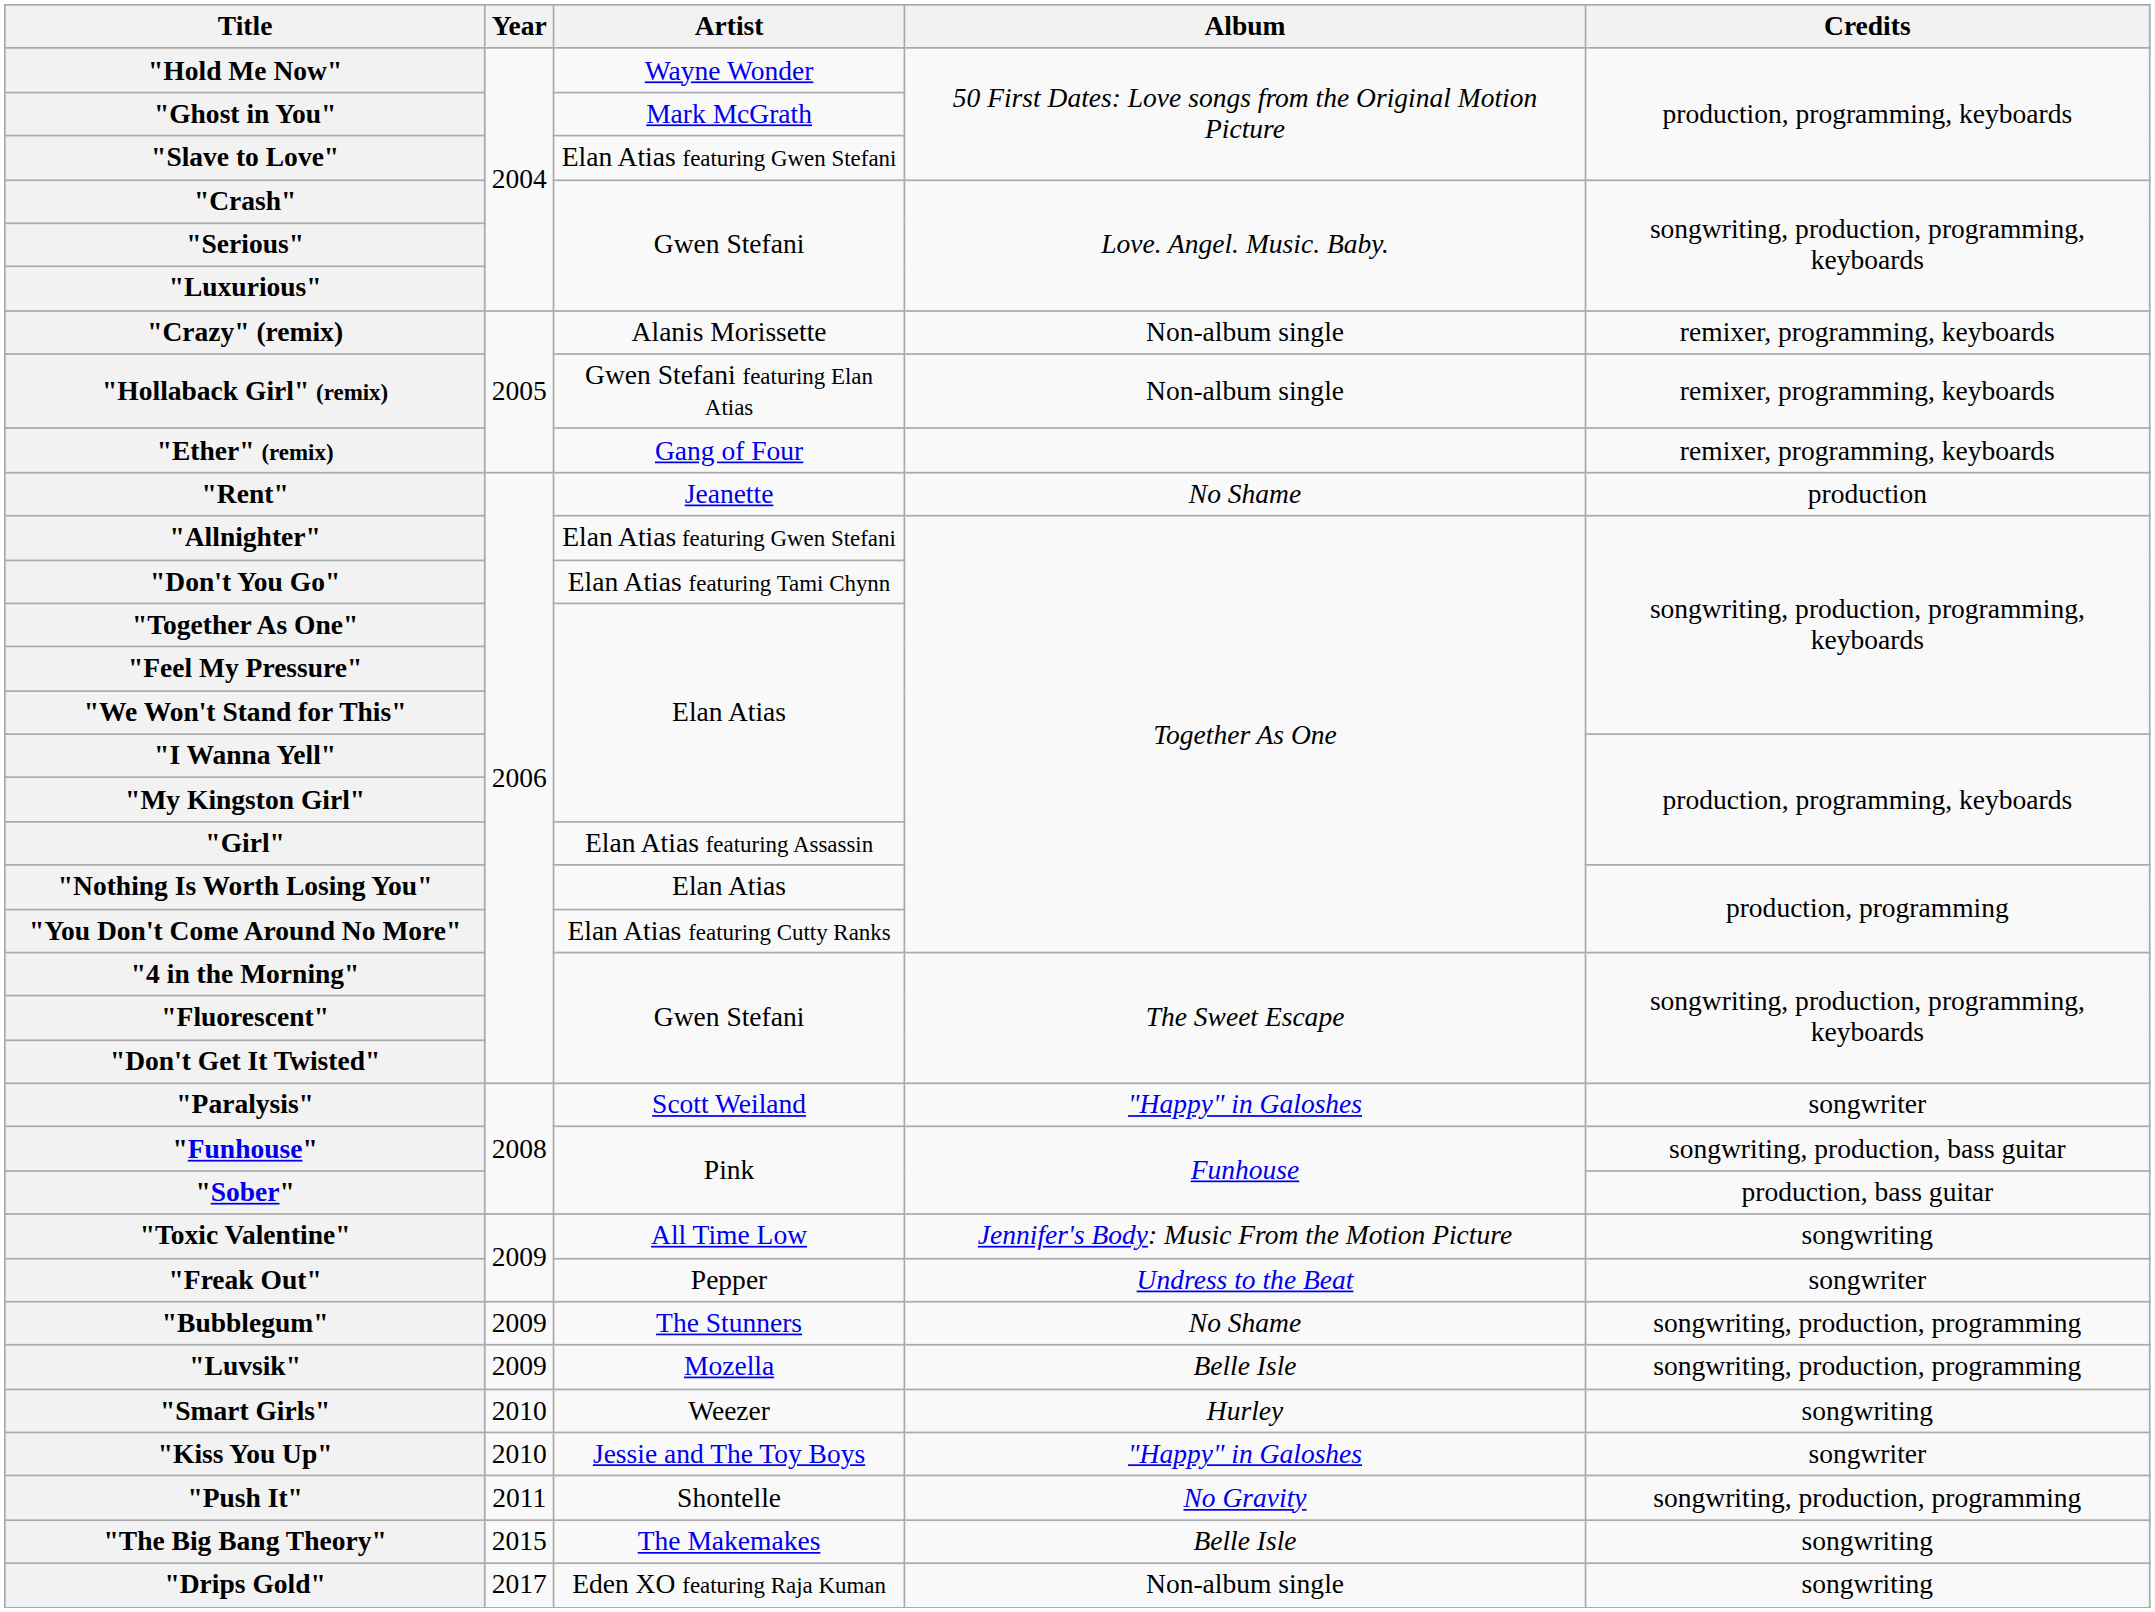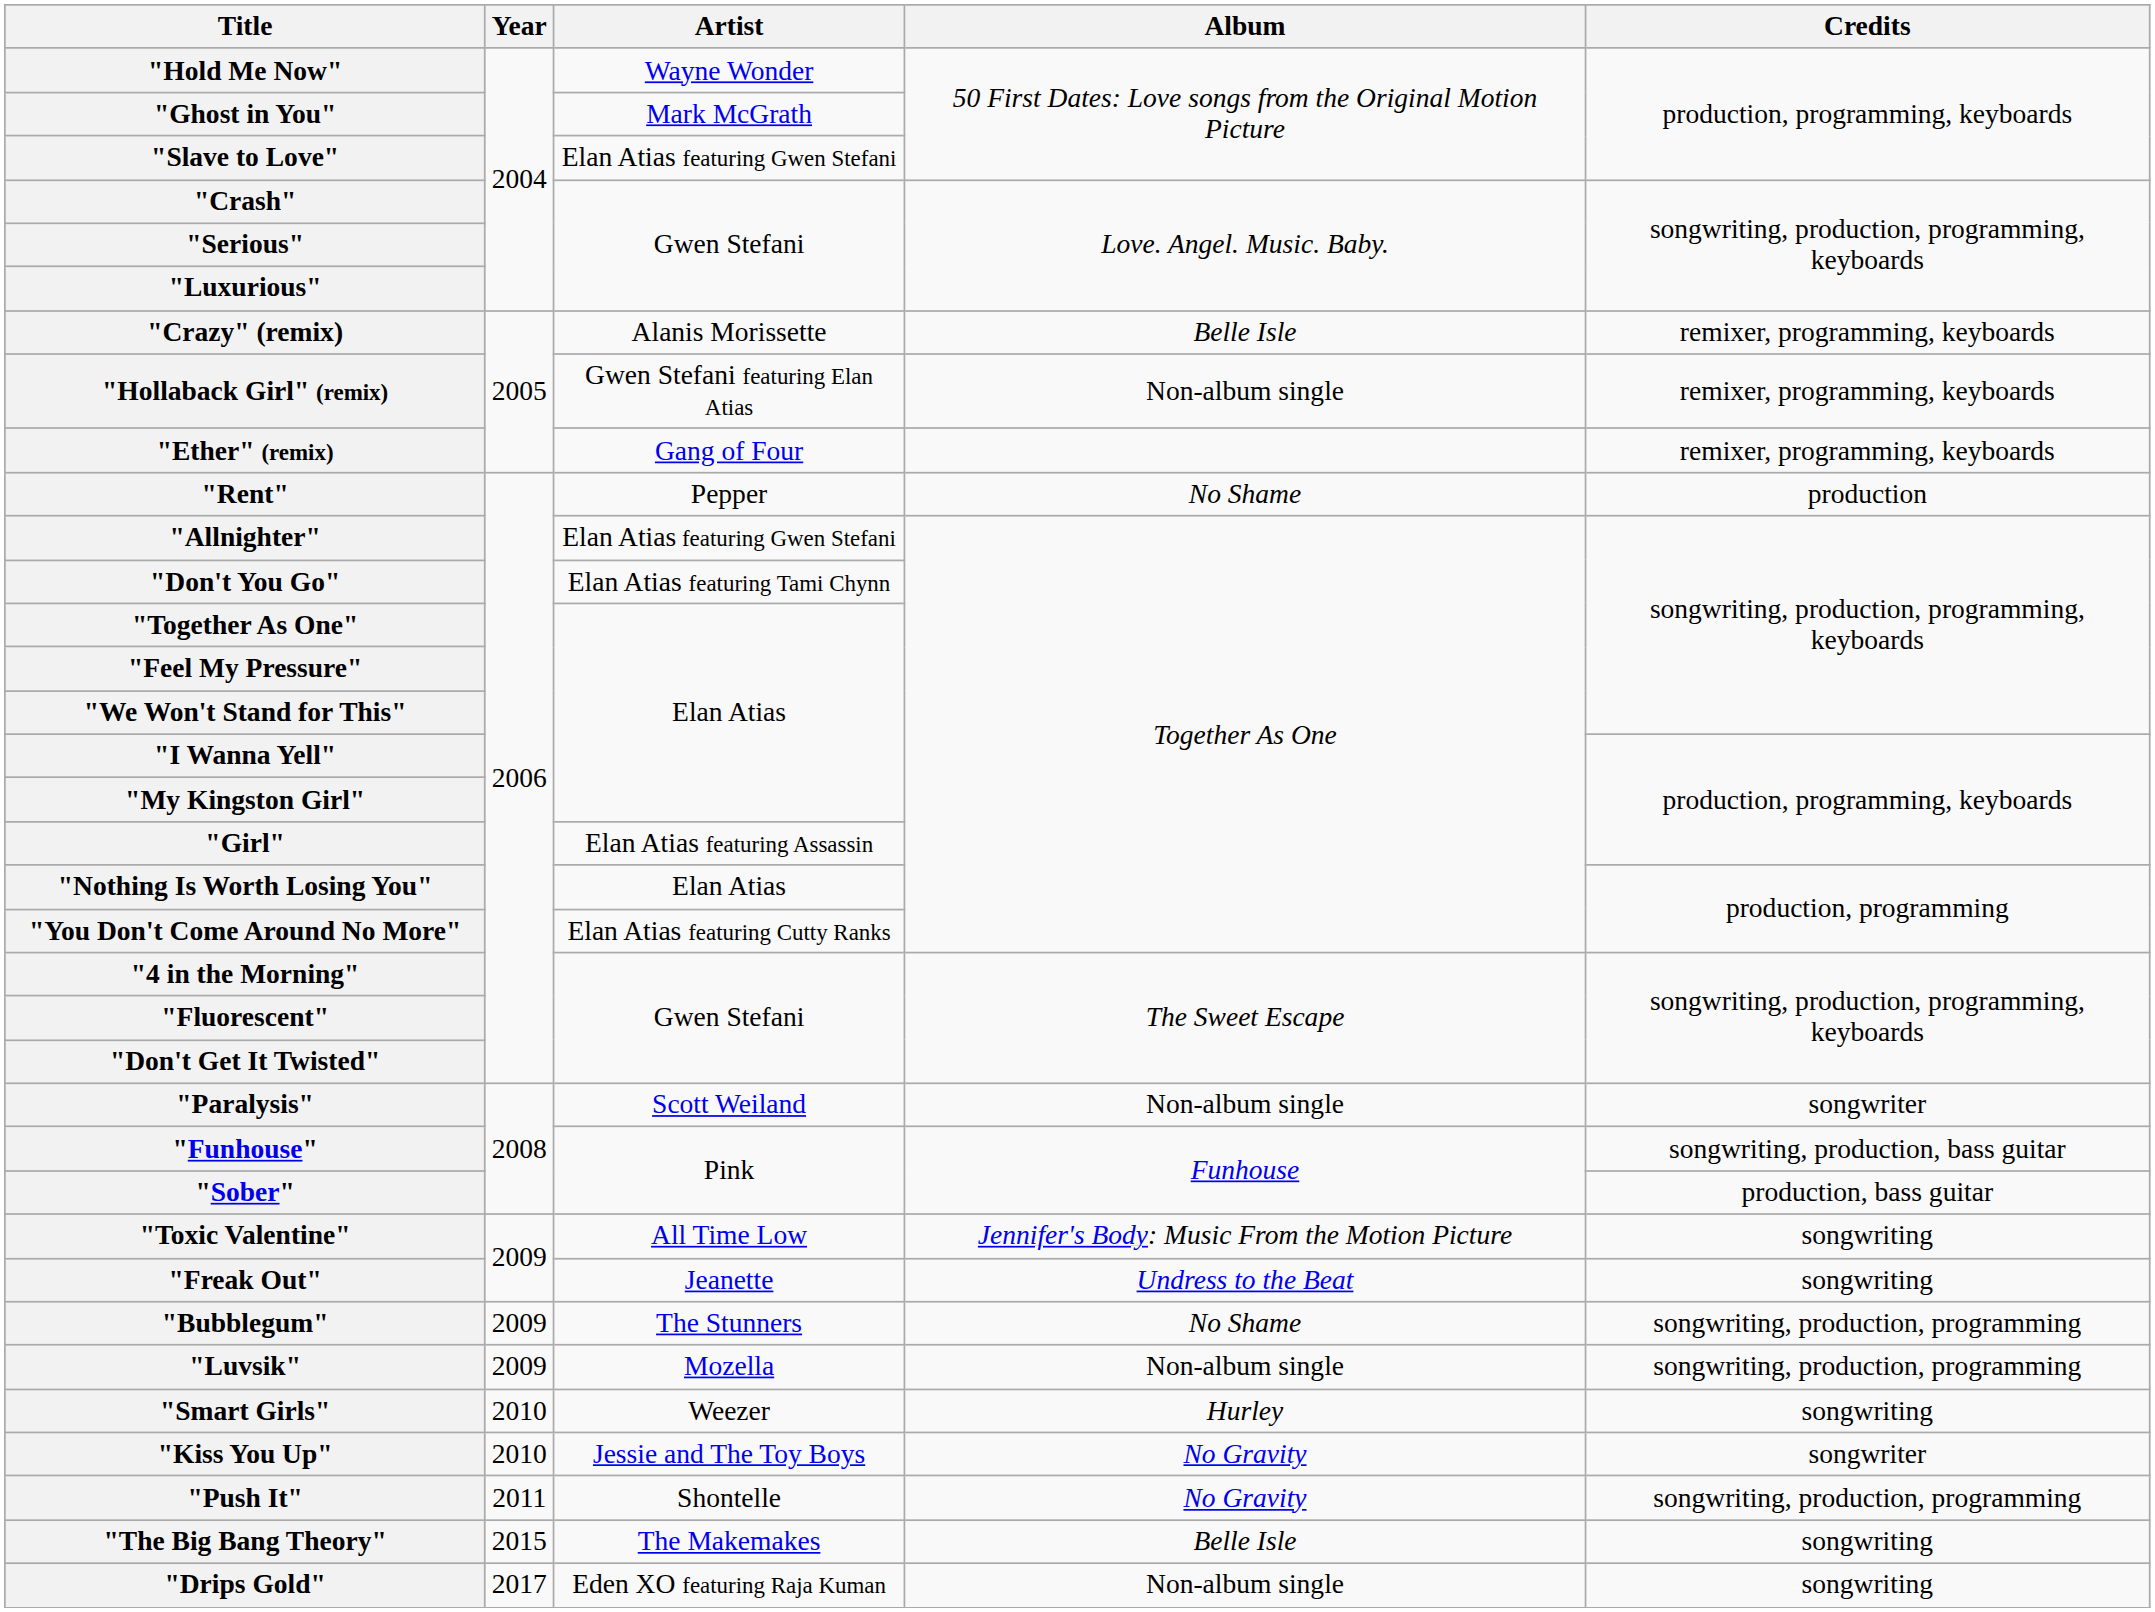(1245, 331) Non-album single -> (1245, 331) Belle Isle
(729, 493) Jeanette -> (729, 493) Pepper
(1245, 1104) "Happy" in Galoshes -> (1245, 1104) Non-album single
(729, 1279) Pepper -> (729, 1279) Jeanette
(1867, 1279) songwriter -> (1867, 1279) songwriting
(1245, 1366) Belle Isle -> (1245, 1366) Non-album single
(1245, 1453) "Happy" in Galoshes -> (1245, 1453) No Gravity
